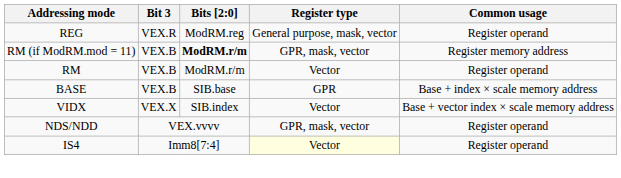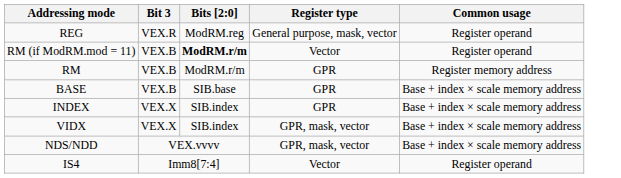(325, 51) GPR, mask, vector -> (325, 51) Vector
(508, 51) Register memory address -> (492, 51) Register operand
(325, 70) Vector -> (325, 70) GPR
(508, 70) Register operand -> (492, 70) Register memory address
+ row: (71, 107)
(325, 107) Vector -> (325, 126) GPR, mask, vector
(508, 107) Base + vector index × scale memory address -> (492, 126) Base + index × scale memory address
(508, 126) Register operand -> (492, 145) Base + index × scale memory address
(325, 145) lightyellow background -> (325, 164) no background
